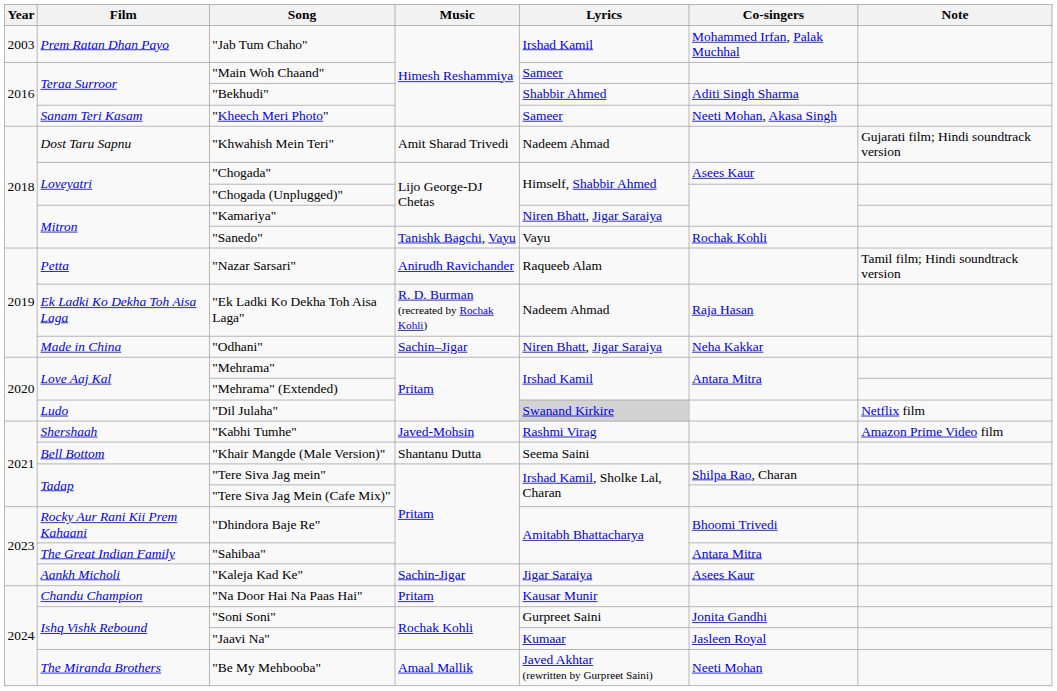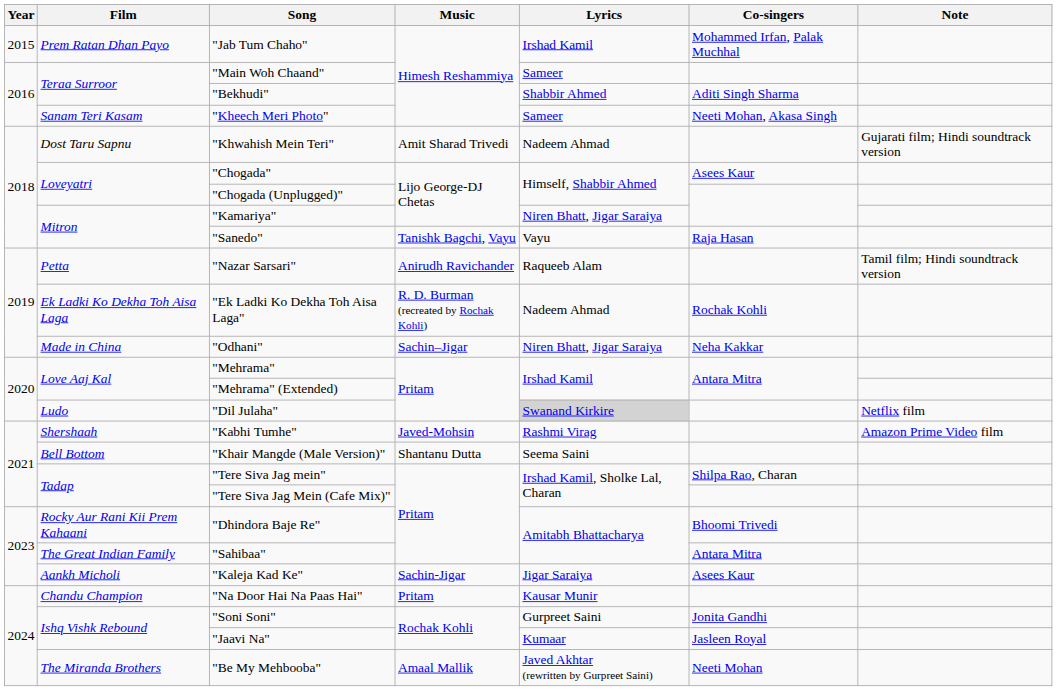(21, 44) 2003 -> (21, 44) 2015
(730, 237) Rochak Kohli -> (723, 237) Raja Hasan
(723, 310) Raja Hasan -> (730, 310) Rochak Kohli
